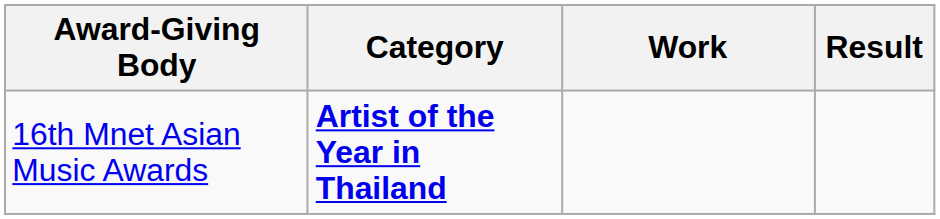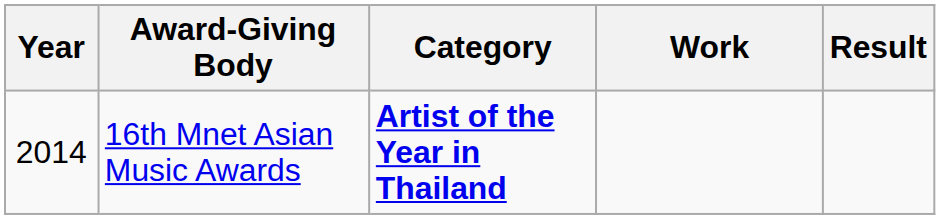+ column: (51, 47)
